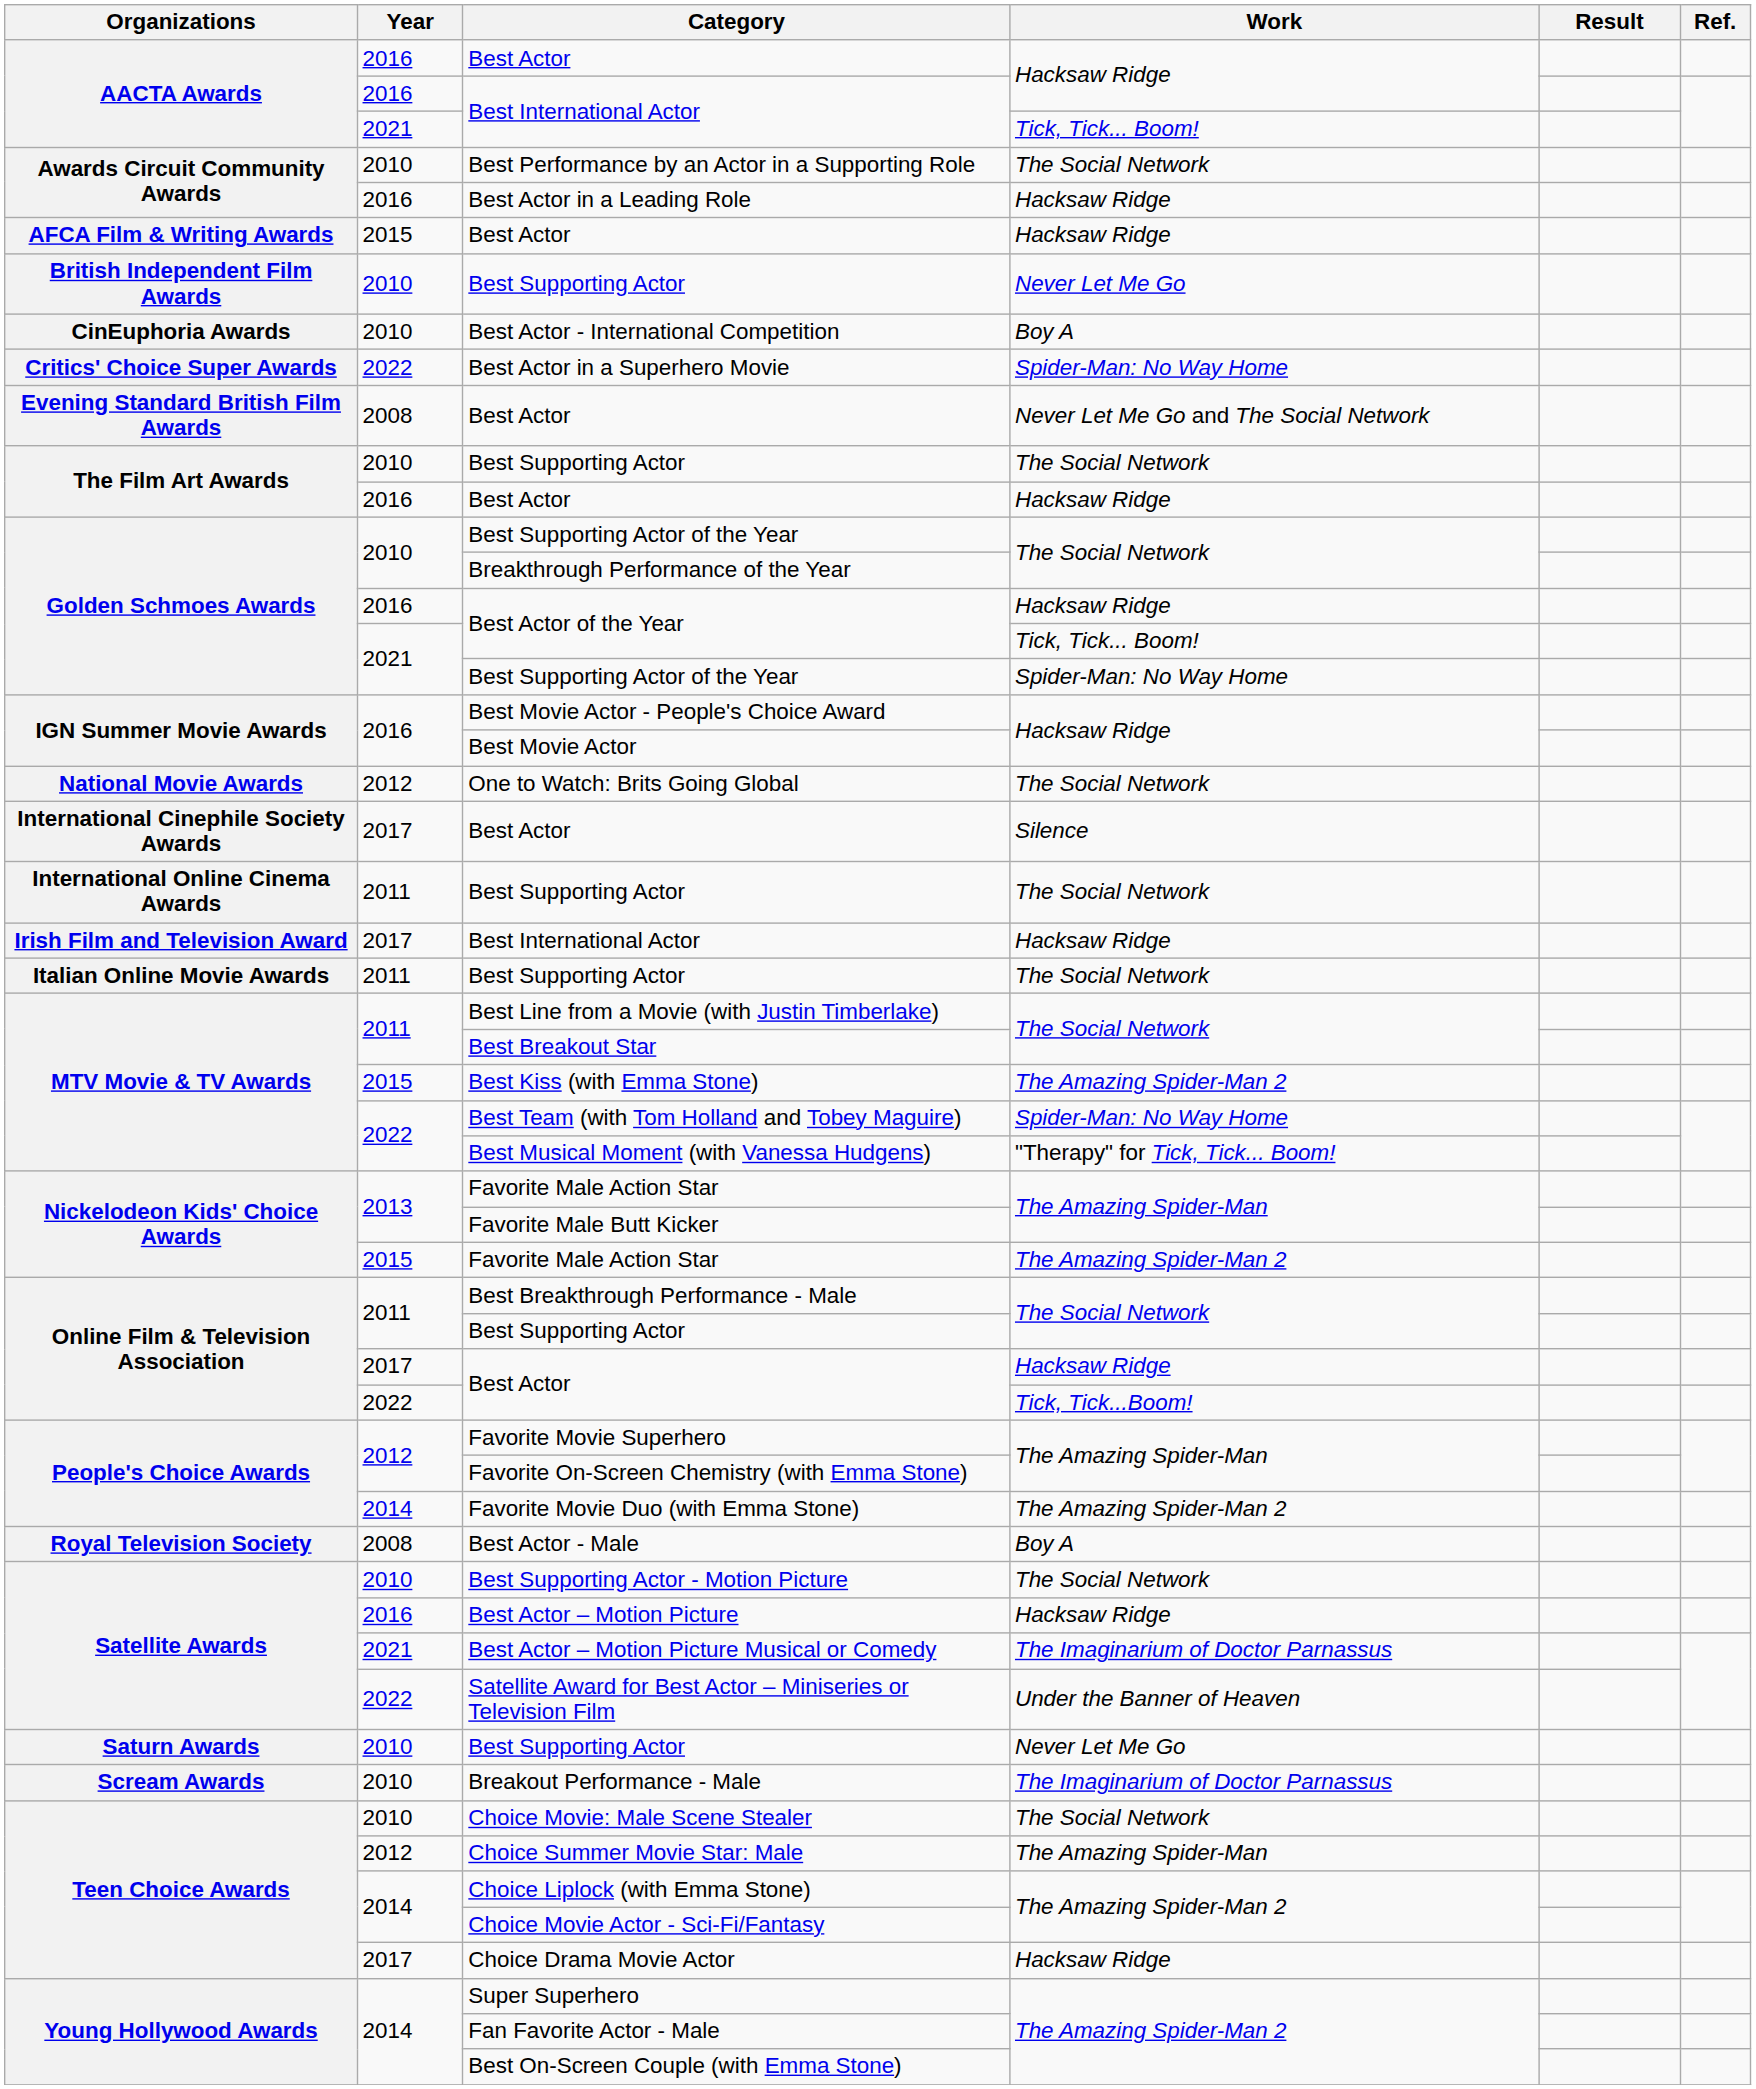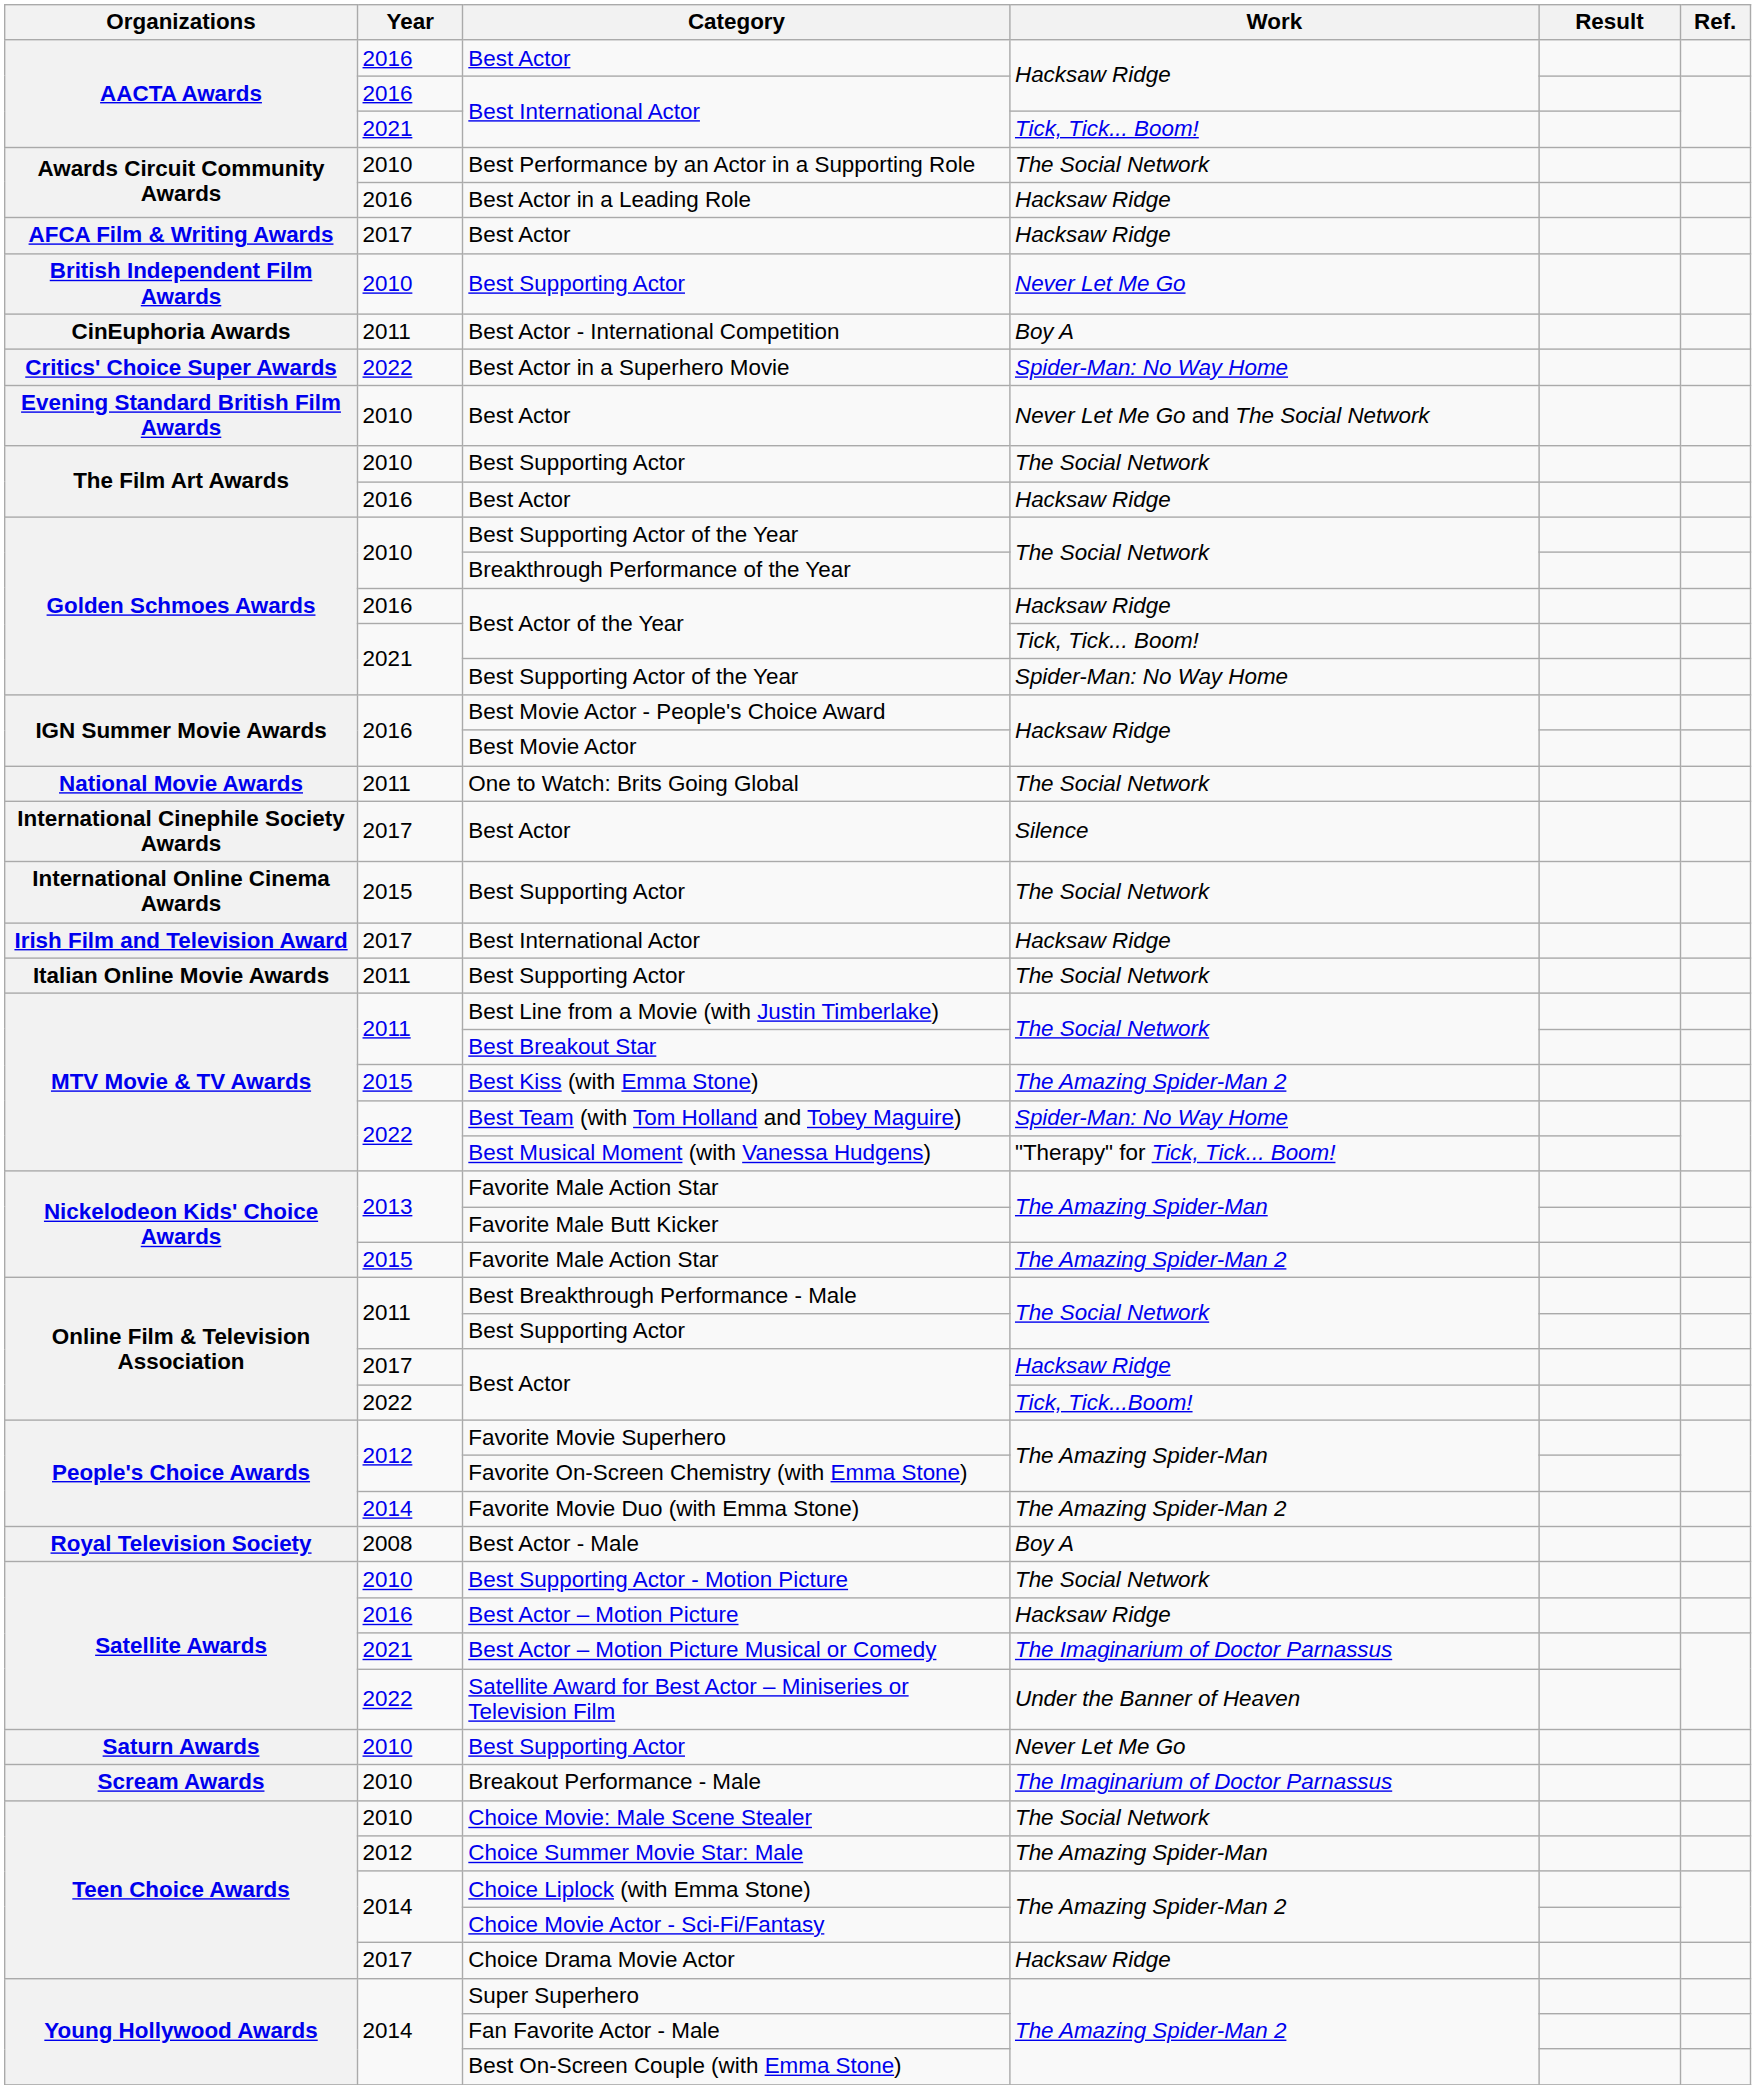(387, 235) 2015 -> (387, 235) 2017
(387, 331) 2010 -> (387, 331) 2011
(387, 415) 2008 -> (387, 415) 2010
(387, 783) 2012 -> (387, 783) 2011
(387, 892) 2011 -> (387, 892) 2015
